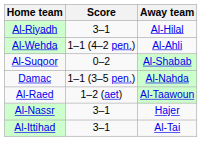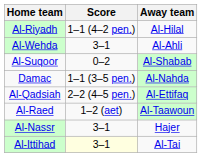(101, 29) 3–1 -> (101, 29) 1–1 (4–2 pen.)
(101, 45) 1–1 (4–2 pen.) -> (101, 45) 3–1
+ row: (35, 95)
(101, 128) no background -> (101, 144) lightyellow background
